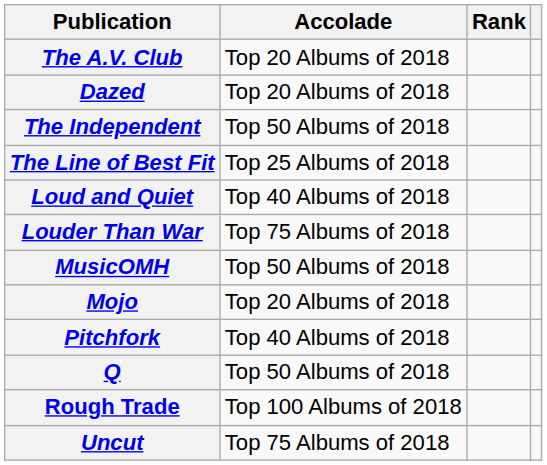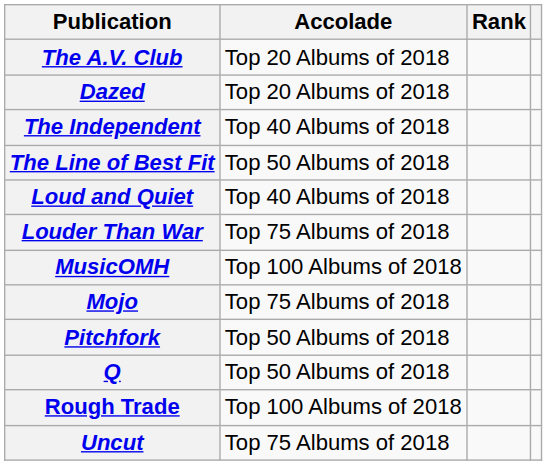(337, 127) Top 50 Albums of 2018 -> (337, 127) Top 40 Albums of 2018
(337, 162) Top 25 Albums of 2018 -> (337, 162) Top 50 Albums of 2018
(337, 267) Top 50 Albums of 2018 -> (343, 267) Top 100 Albums of 2018
(337, 302) Top 20 Albums of 2018 -> (337, 302) Top 75 Albums of 2018
(337, 337) Top 40 Albums of 2018 -> (337, 337) Top 50 Albums of 2018
